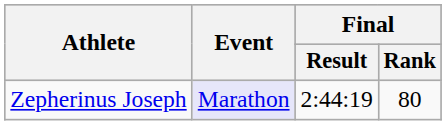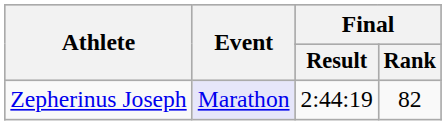(410, 100) 80 -> (410, 100) 82
